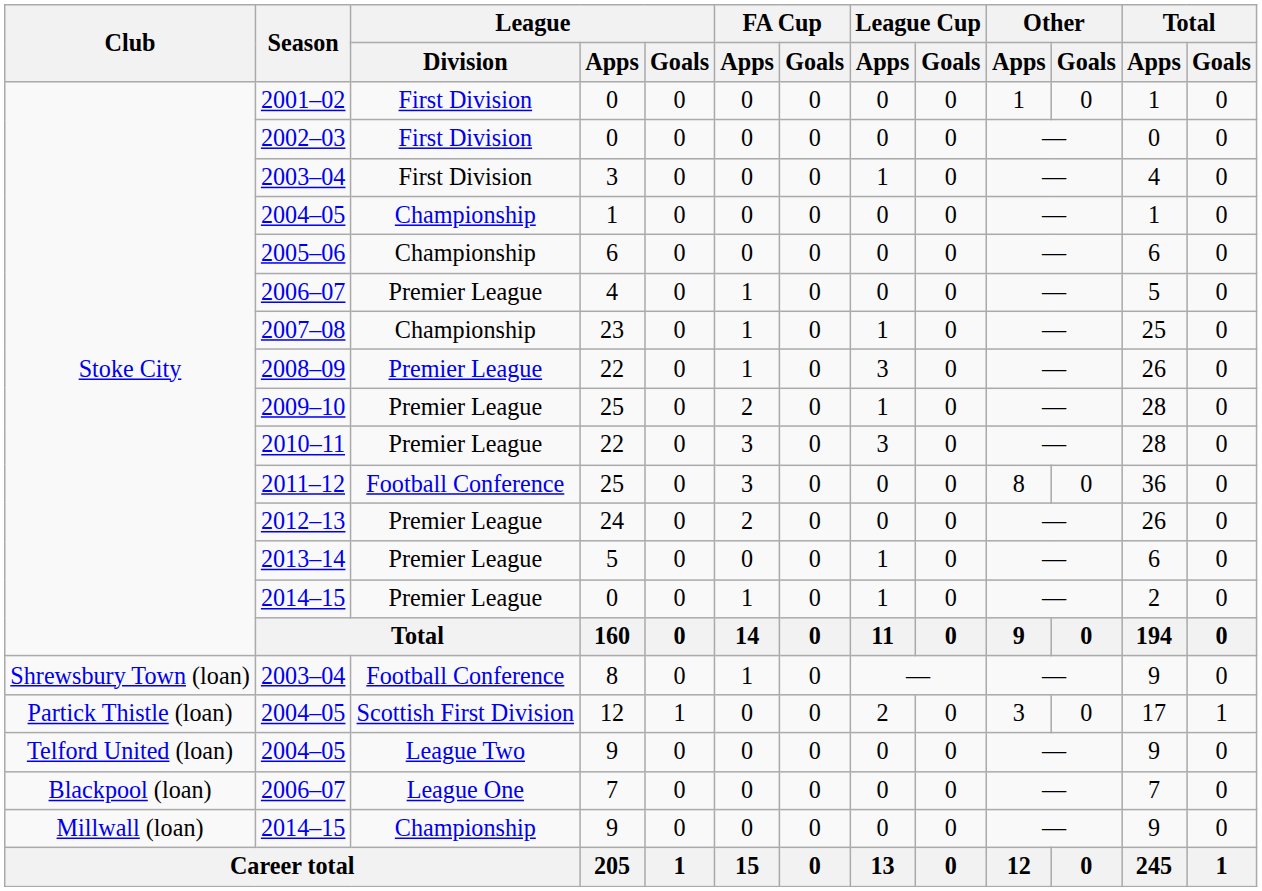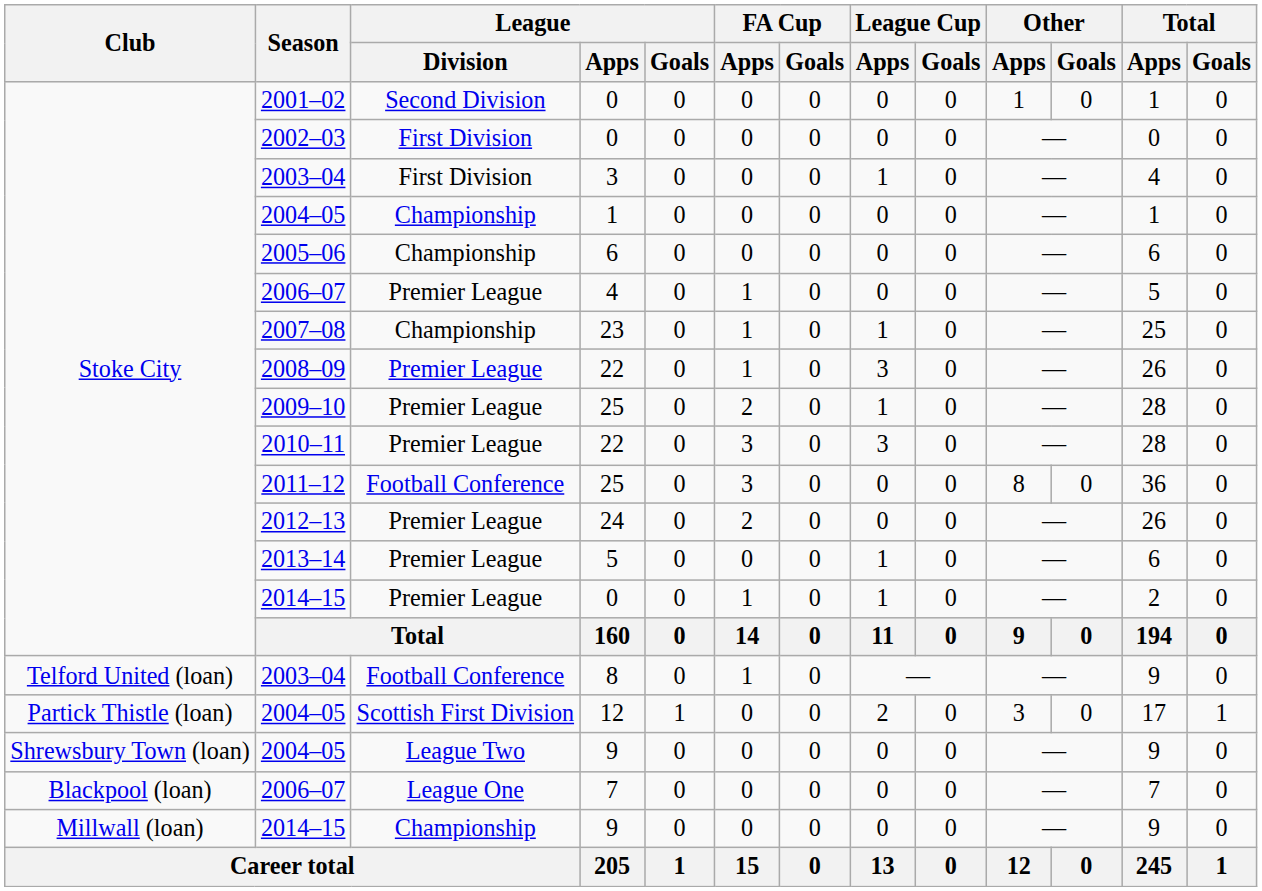(465, 100) First Division -> (465, 100) Second Division
(130, 675) Shrewsbury Town (loan) -> (130, 675) Telford United (loan)
(130, 751) Telford United (loan) -> (130, 751) Shrewsbury Town (loan)
